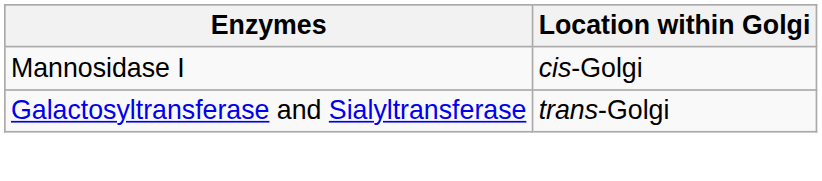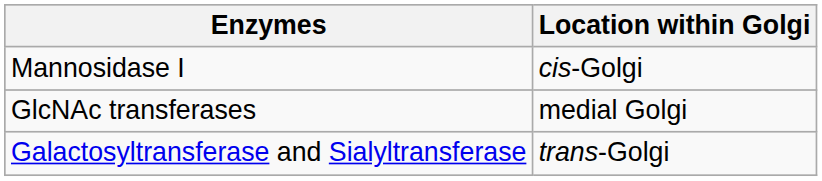+ row: (134, 110)
